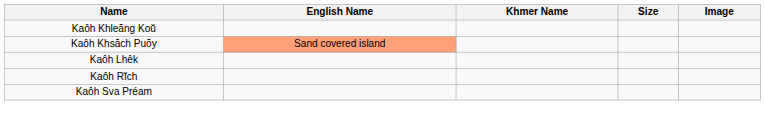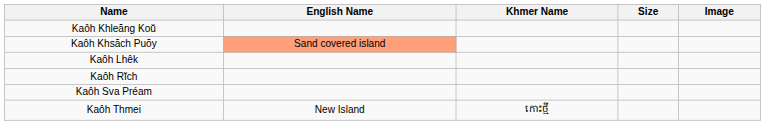+ row: (114, 110)
